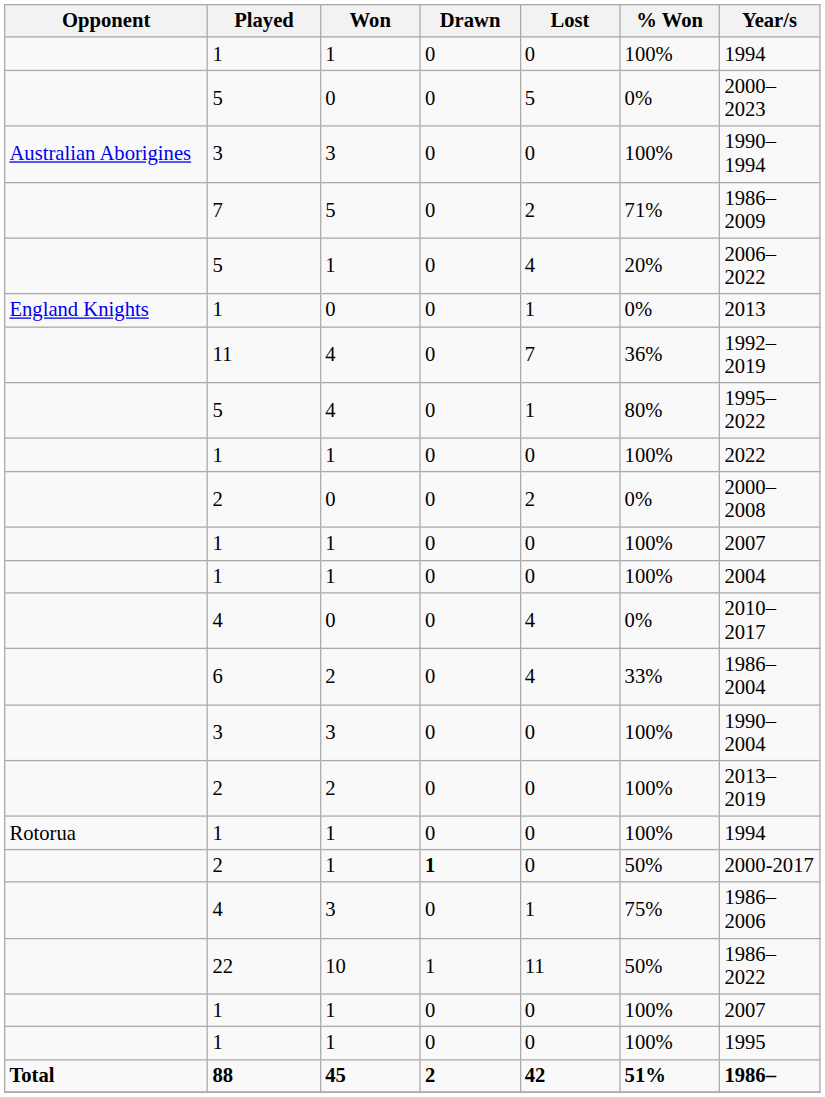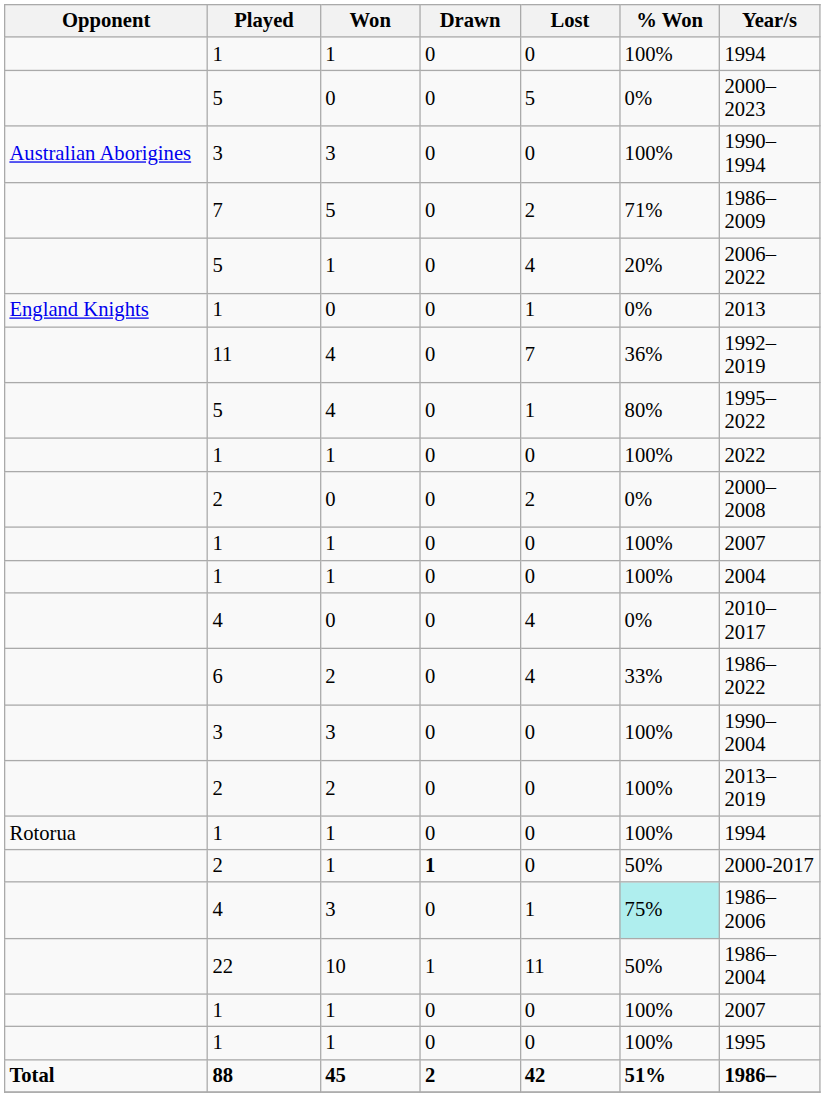(750, 676) 1986–2004 -> (750, 676) 1986–2022
(643, 909) no background -> (643, 909) paleturquoise background
(750, 965) 1986–2022 -> (750, 965) 1986–2004
